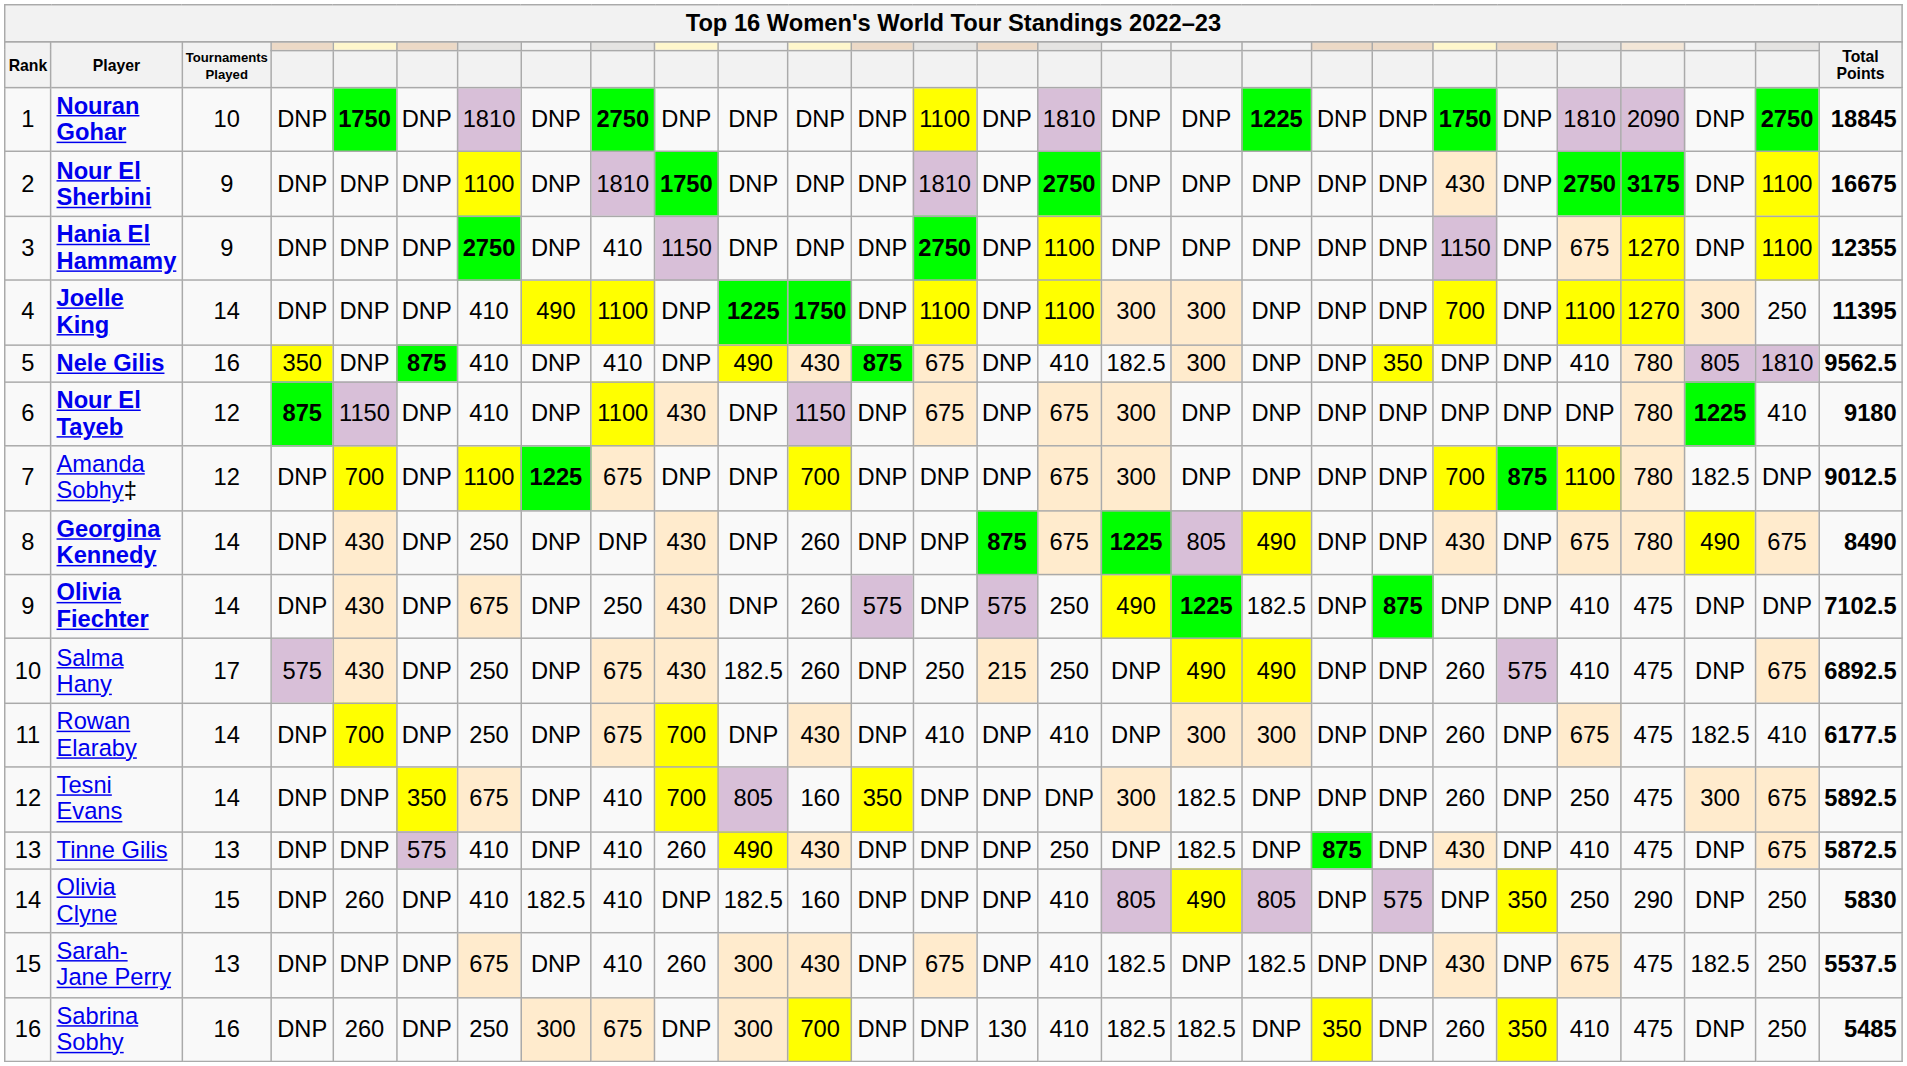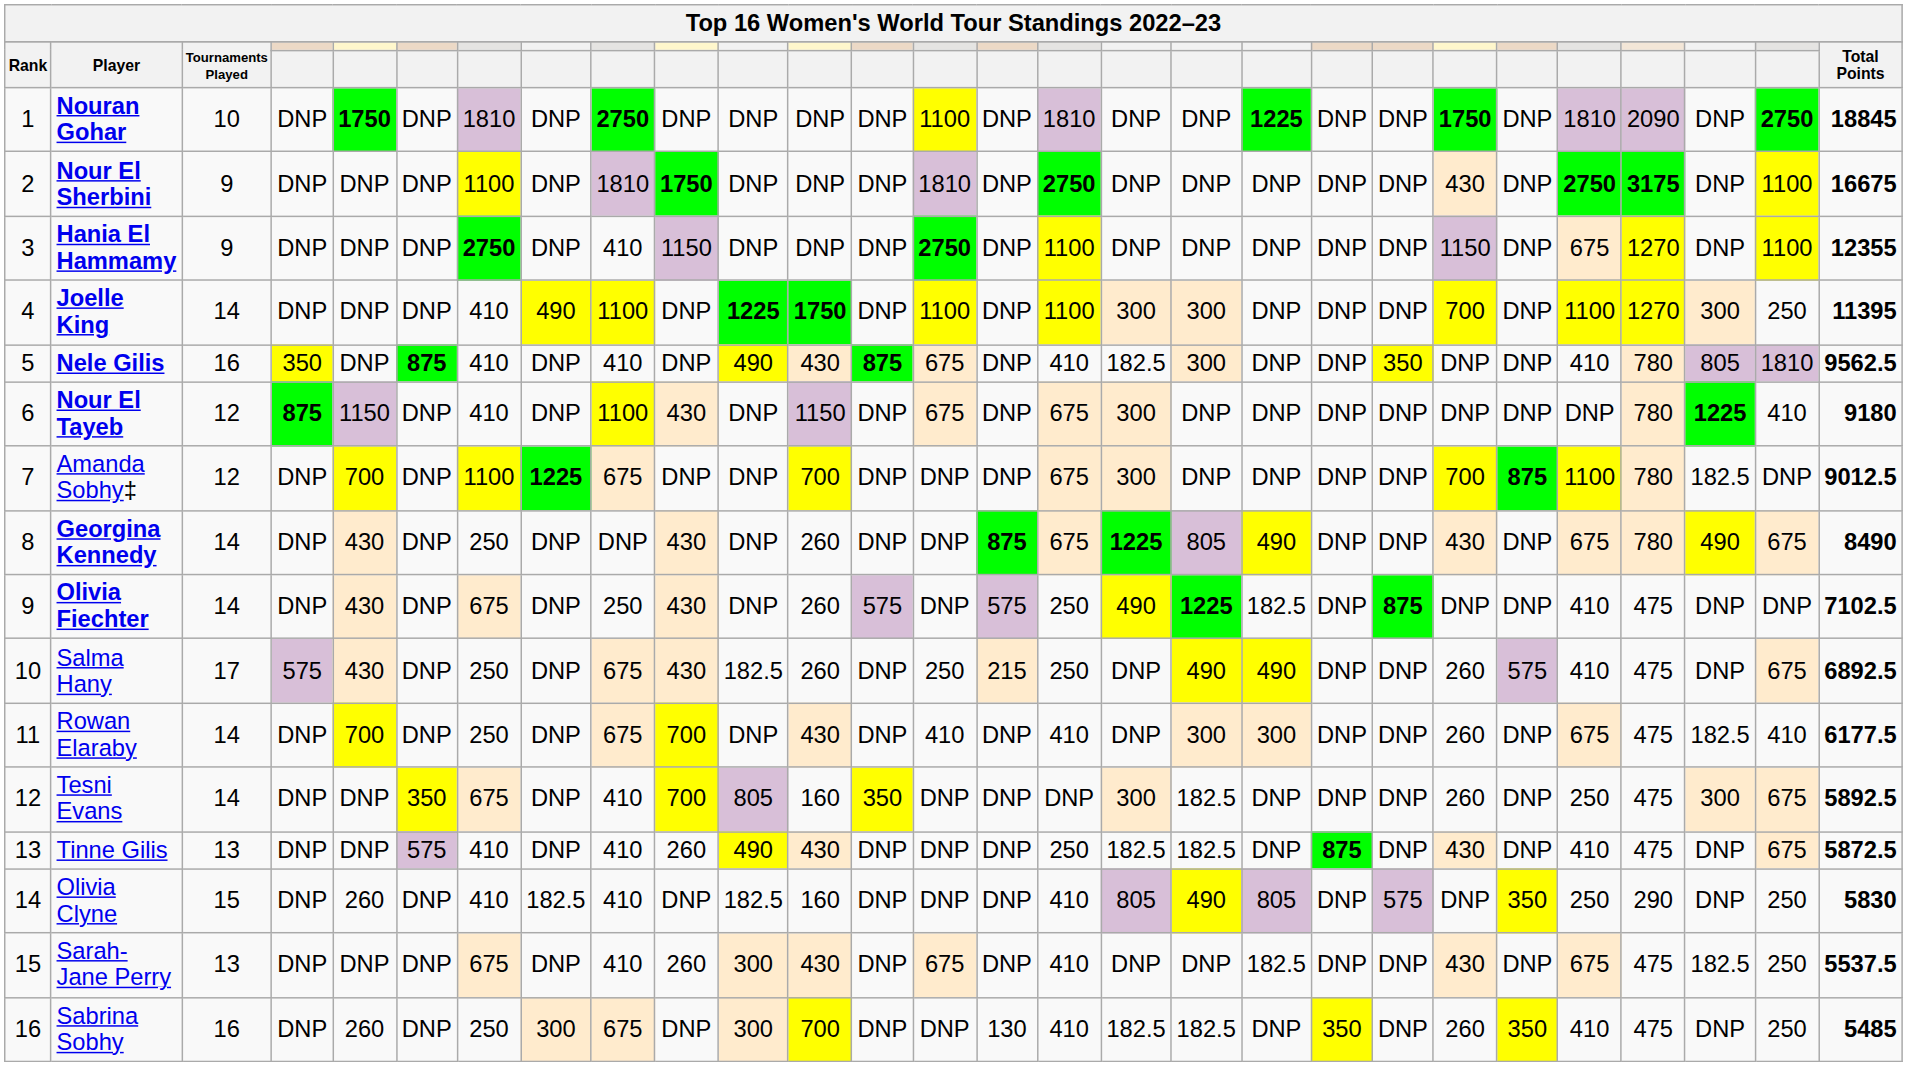(1136, 849) DNP -> (1136, 849) 182.5
(1136, 964) 182.5 -> (1136, 964) DNP
